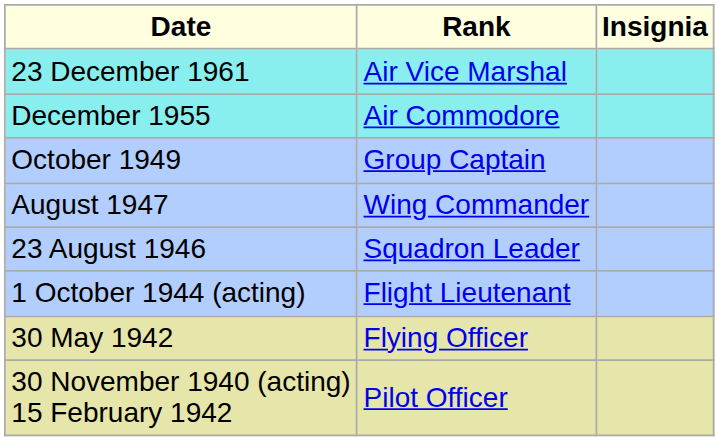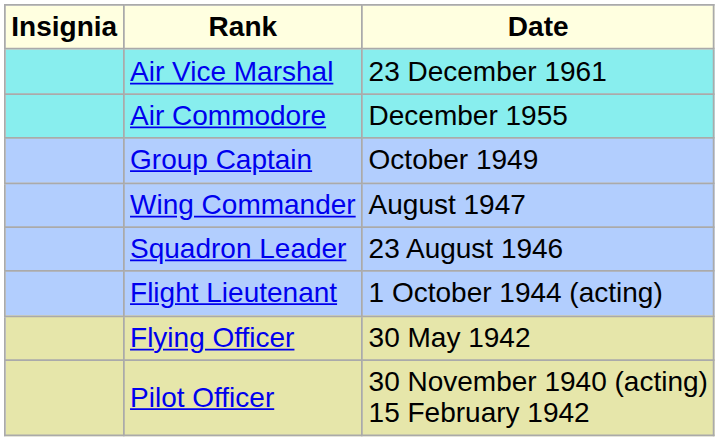columns swapped: (655, 26) <-> (181, 26)
